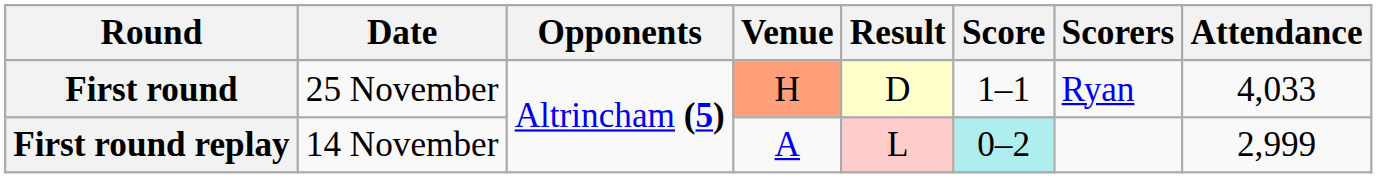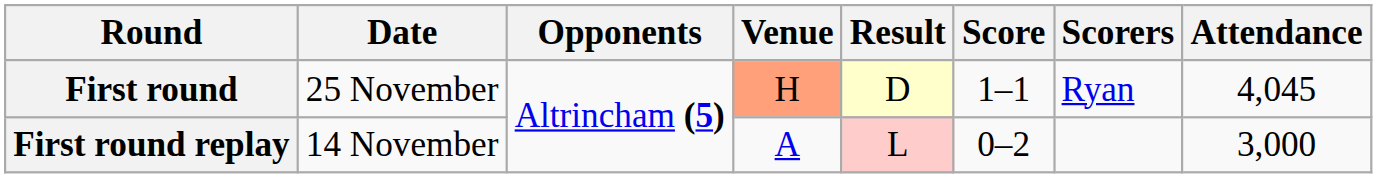(1277, 88) 4,033 -> (1277, 88) 4,045
(1004, 144) paleturquoise background -> (1004, 144) no background
(1277, 144) 2,999 -> (1277, 144) 3,000
